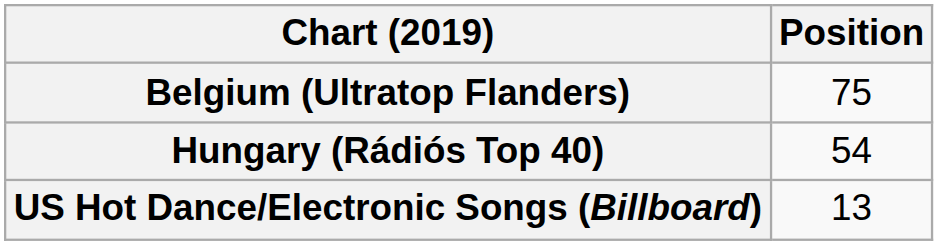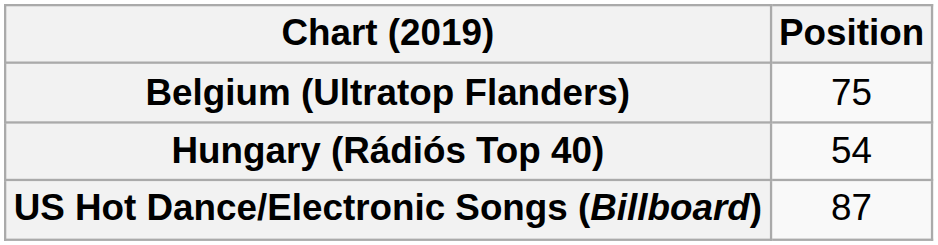(852, 208) 13 -> (852, 208) 87
